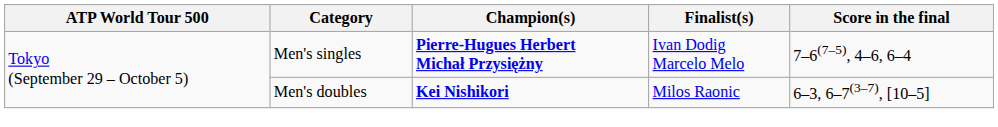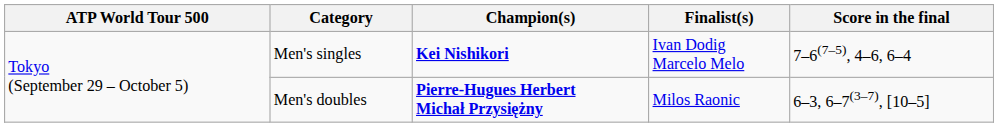(496, 54) Pierre-Hugues Herbert Michał Przysiężny -> (462, 54) Kei Nishikori
(462, 92) Kei Nishikori -> (496, 99) Pierre-Hugues Herbert Michał Przysiężny
